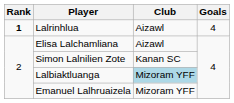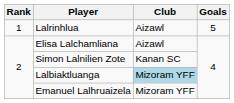(19, 28) bold -> (19, 28) normal
(213, 28) 4 -> (213, 28) 5
